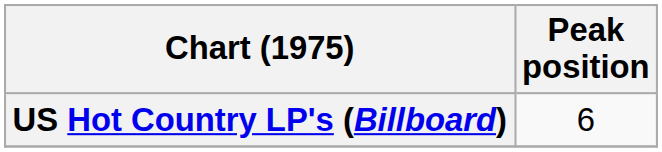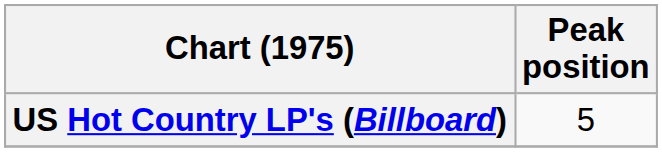(586, 119) 6 -> (586, 119) 5
